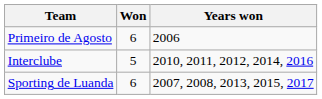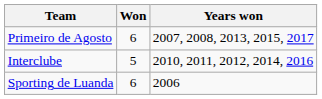(166, 38) 2006 -> (233, 38) 2007, 2008, 2013, 2015, 2017
(233, 83) 2007, 2008, 2013, 2015, 2017 -> (166, 83) 2006
